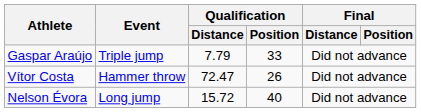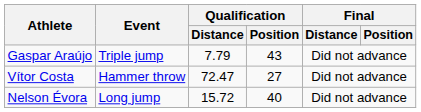(274, 56) 33 -> (274, 56) 43
(274, 77) 26 -> (274, 77) 27
